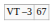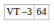(42, 12) 67 -> (42, 12) 64
